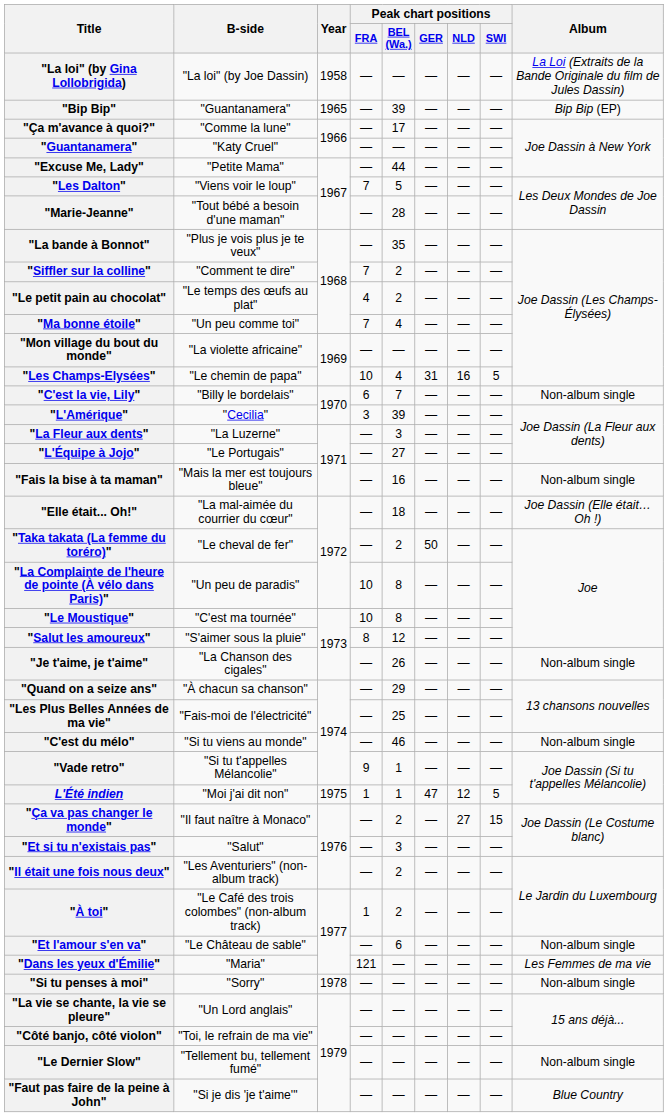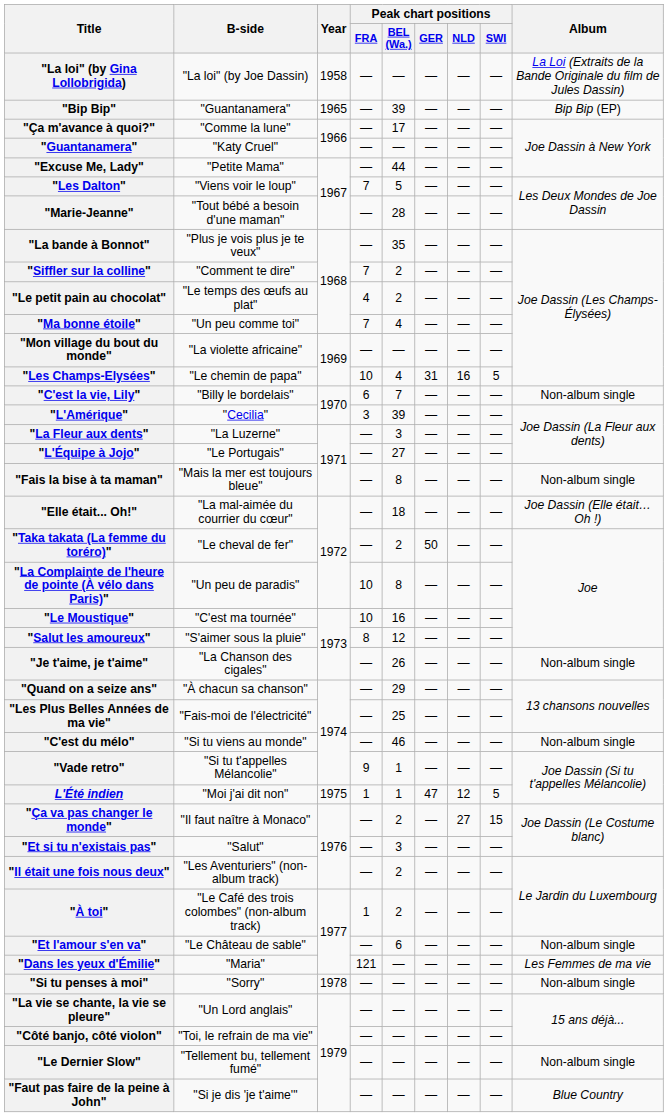(399, 479) 16 -> (399, 479) 8
(399, 618) 8 -> (399, 618) 16
